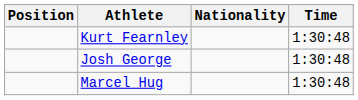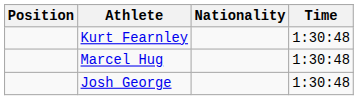rows swapped: (122, 83) <-> (126, 61)
